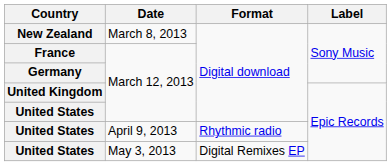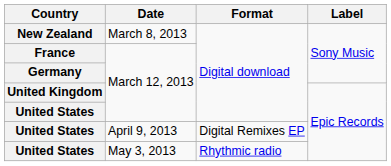(240, 131) Rhythmic radio -> (252, 131) Digital Remixes EP
(252, 151) Digital Remixes EP -> (240, 151) Rhythmic radio
